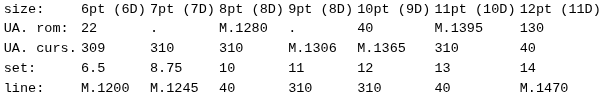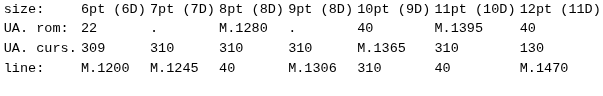(532, 29) 130 -> (528, 29) 40
(312, 48) M.1306 -> (300, 48) 310
(528, 48) 40 -> (532, 48) 130
- row: (20, 68)
(300, 88) 310 -> (312, 68) M.1306
